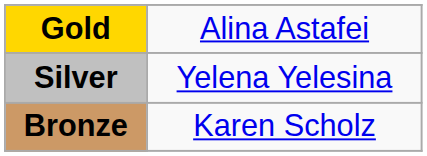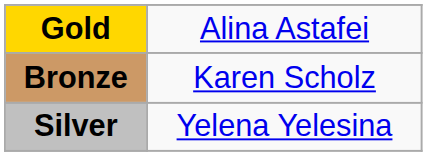rows swapped: (76, 77) <-> (76, 126)
